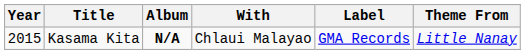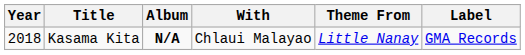columns swapped: (364, 16) <-> (467, 16)
(25, 39) 2015 -> (25, 39) 2018
